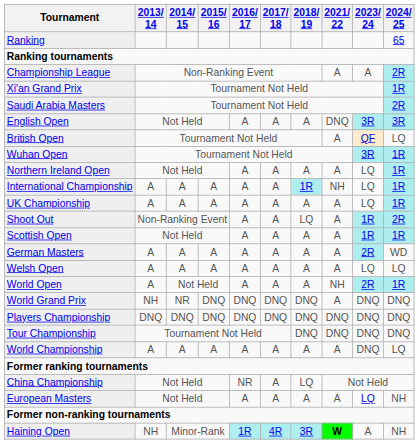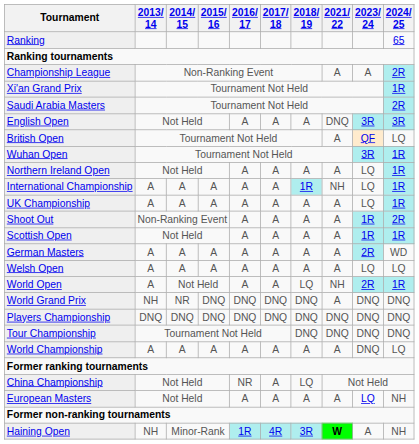(306, 219) LQ -> (306, 219) A
(306, 284) A -> (306, 284) LQ
